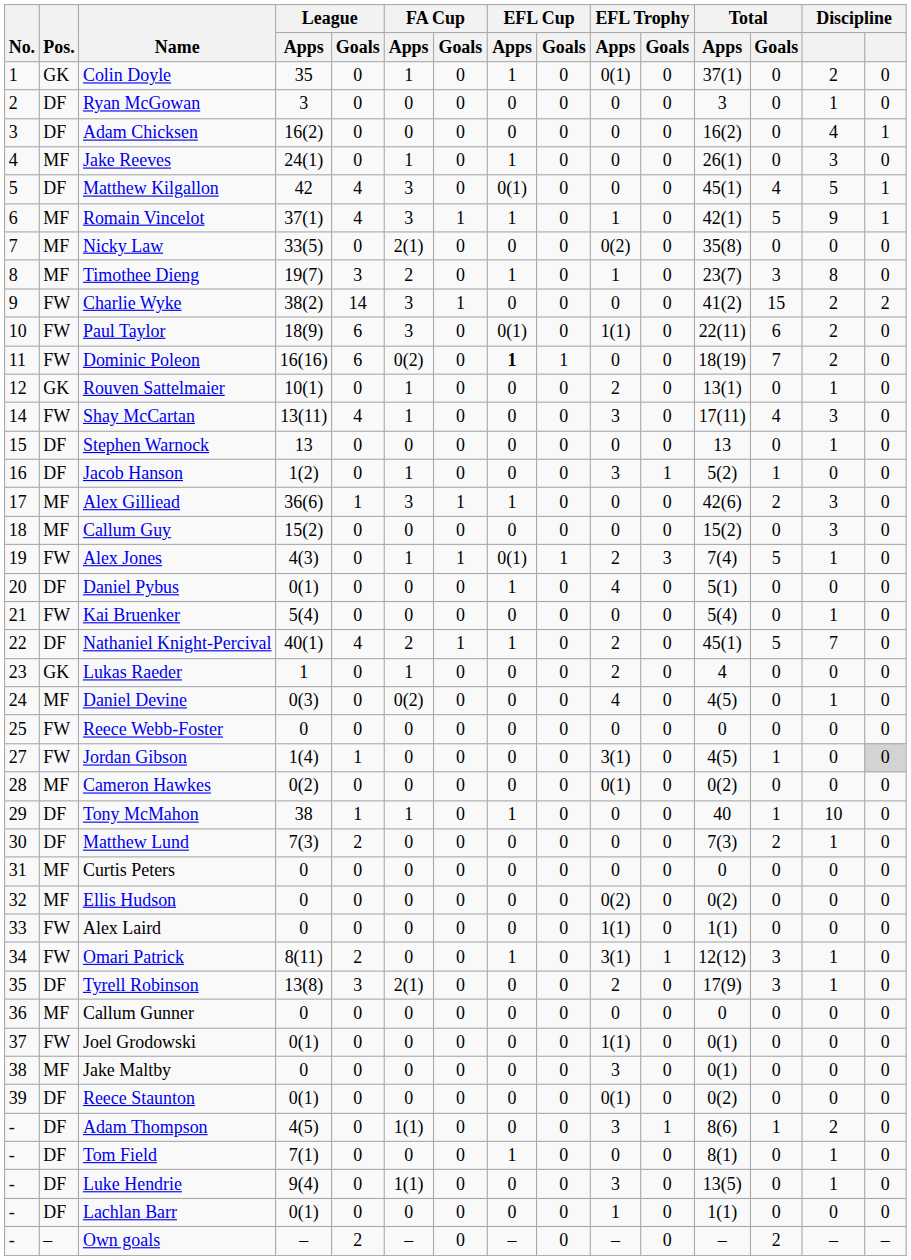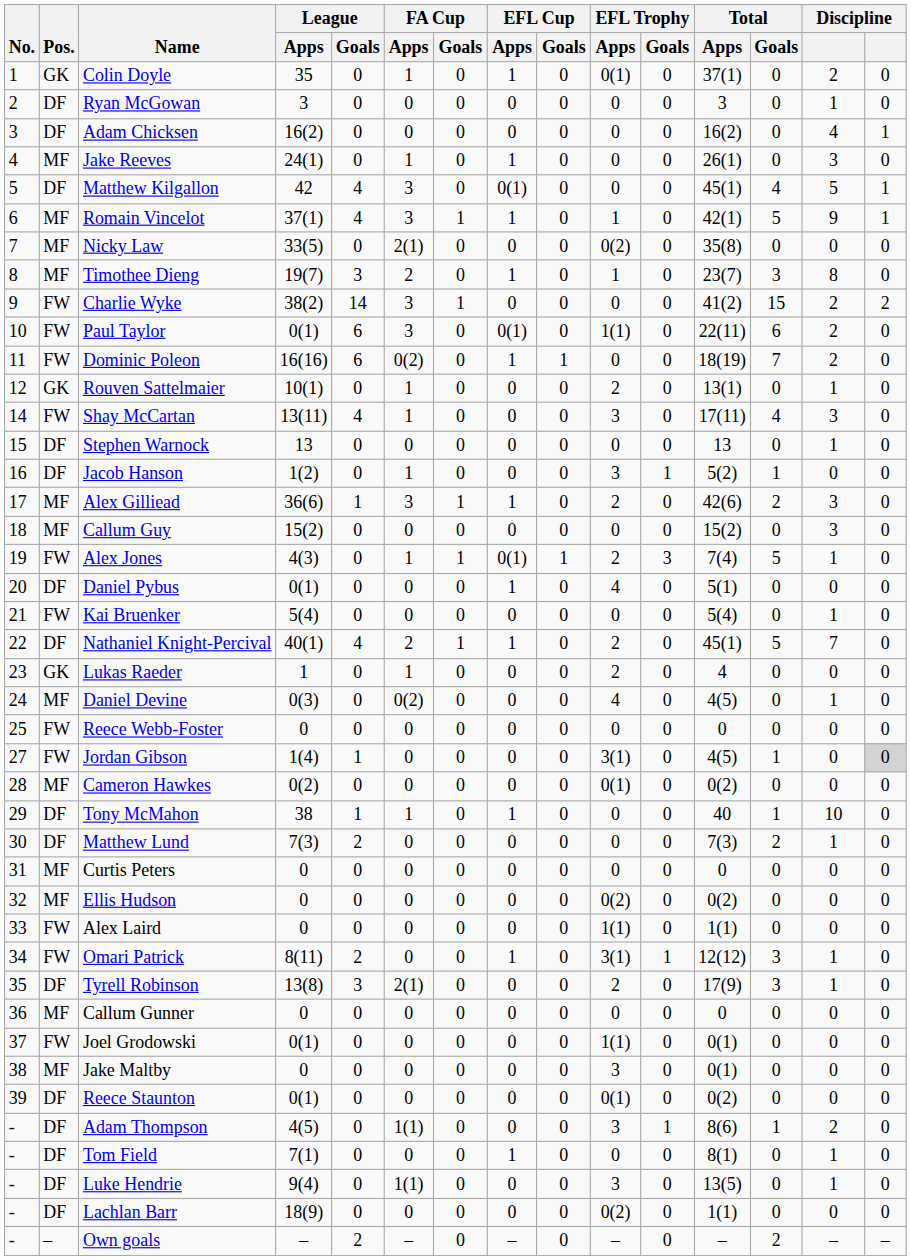(304, 331) 18(9) -> (304, 331) 0(1)
(512, 359) bold -> (512, 359) normal
(616, 501) 0 -> (616, 501) 2
(304, 1212) 0(1) -> (304, 1212) 18(9)
(616, 1212) 1 -> (616, 1212) 0(2)
